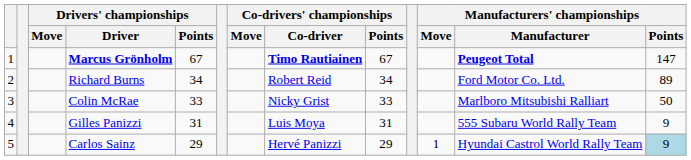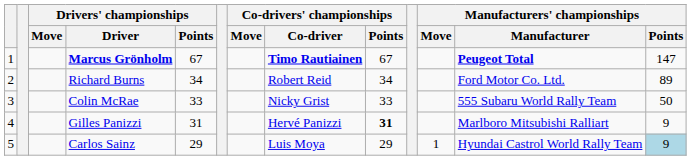(533, 101) Marlboro Mitsubishi Ralliart -> (537, 101) 555 Subaru World Rally Team
(296, 122) Luis Moya -> (305, 122) Hervé Panizzi
(386, 122) normal -> (386, 122) bold
(537, 122) 555 Subaru World Rally Team -> (533, 122) Marlboro Mitsubishi Ralliart
(305, 144) Hervé Panizzi -> (296, 144) Luis Moya
